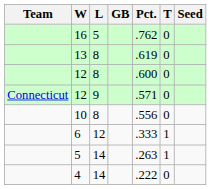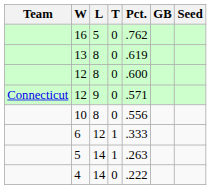columns swapped: (167, 14) <-> (120, 14)
